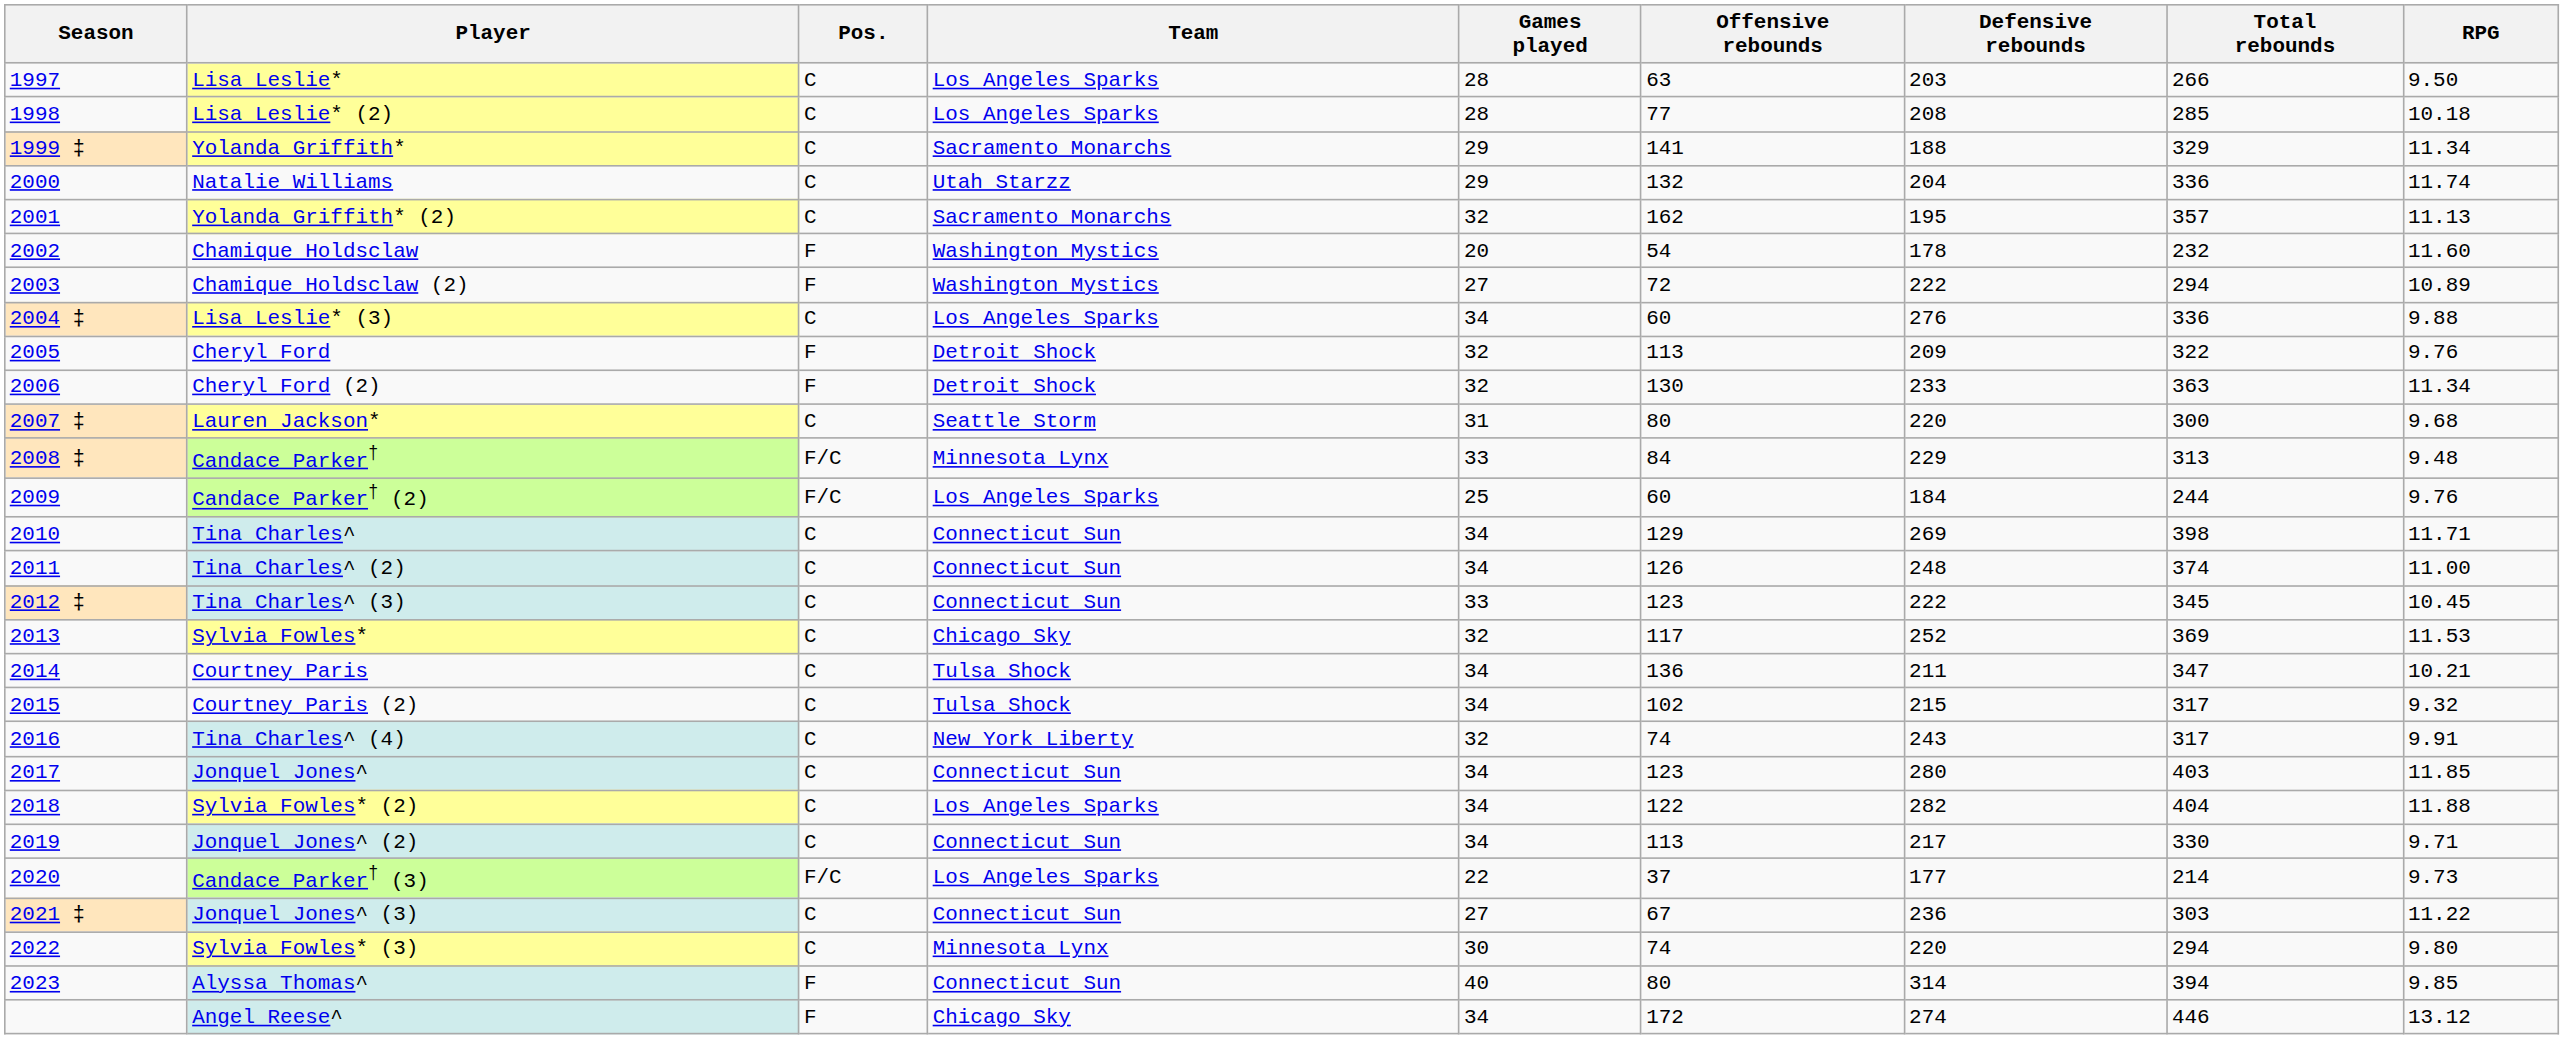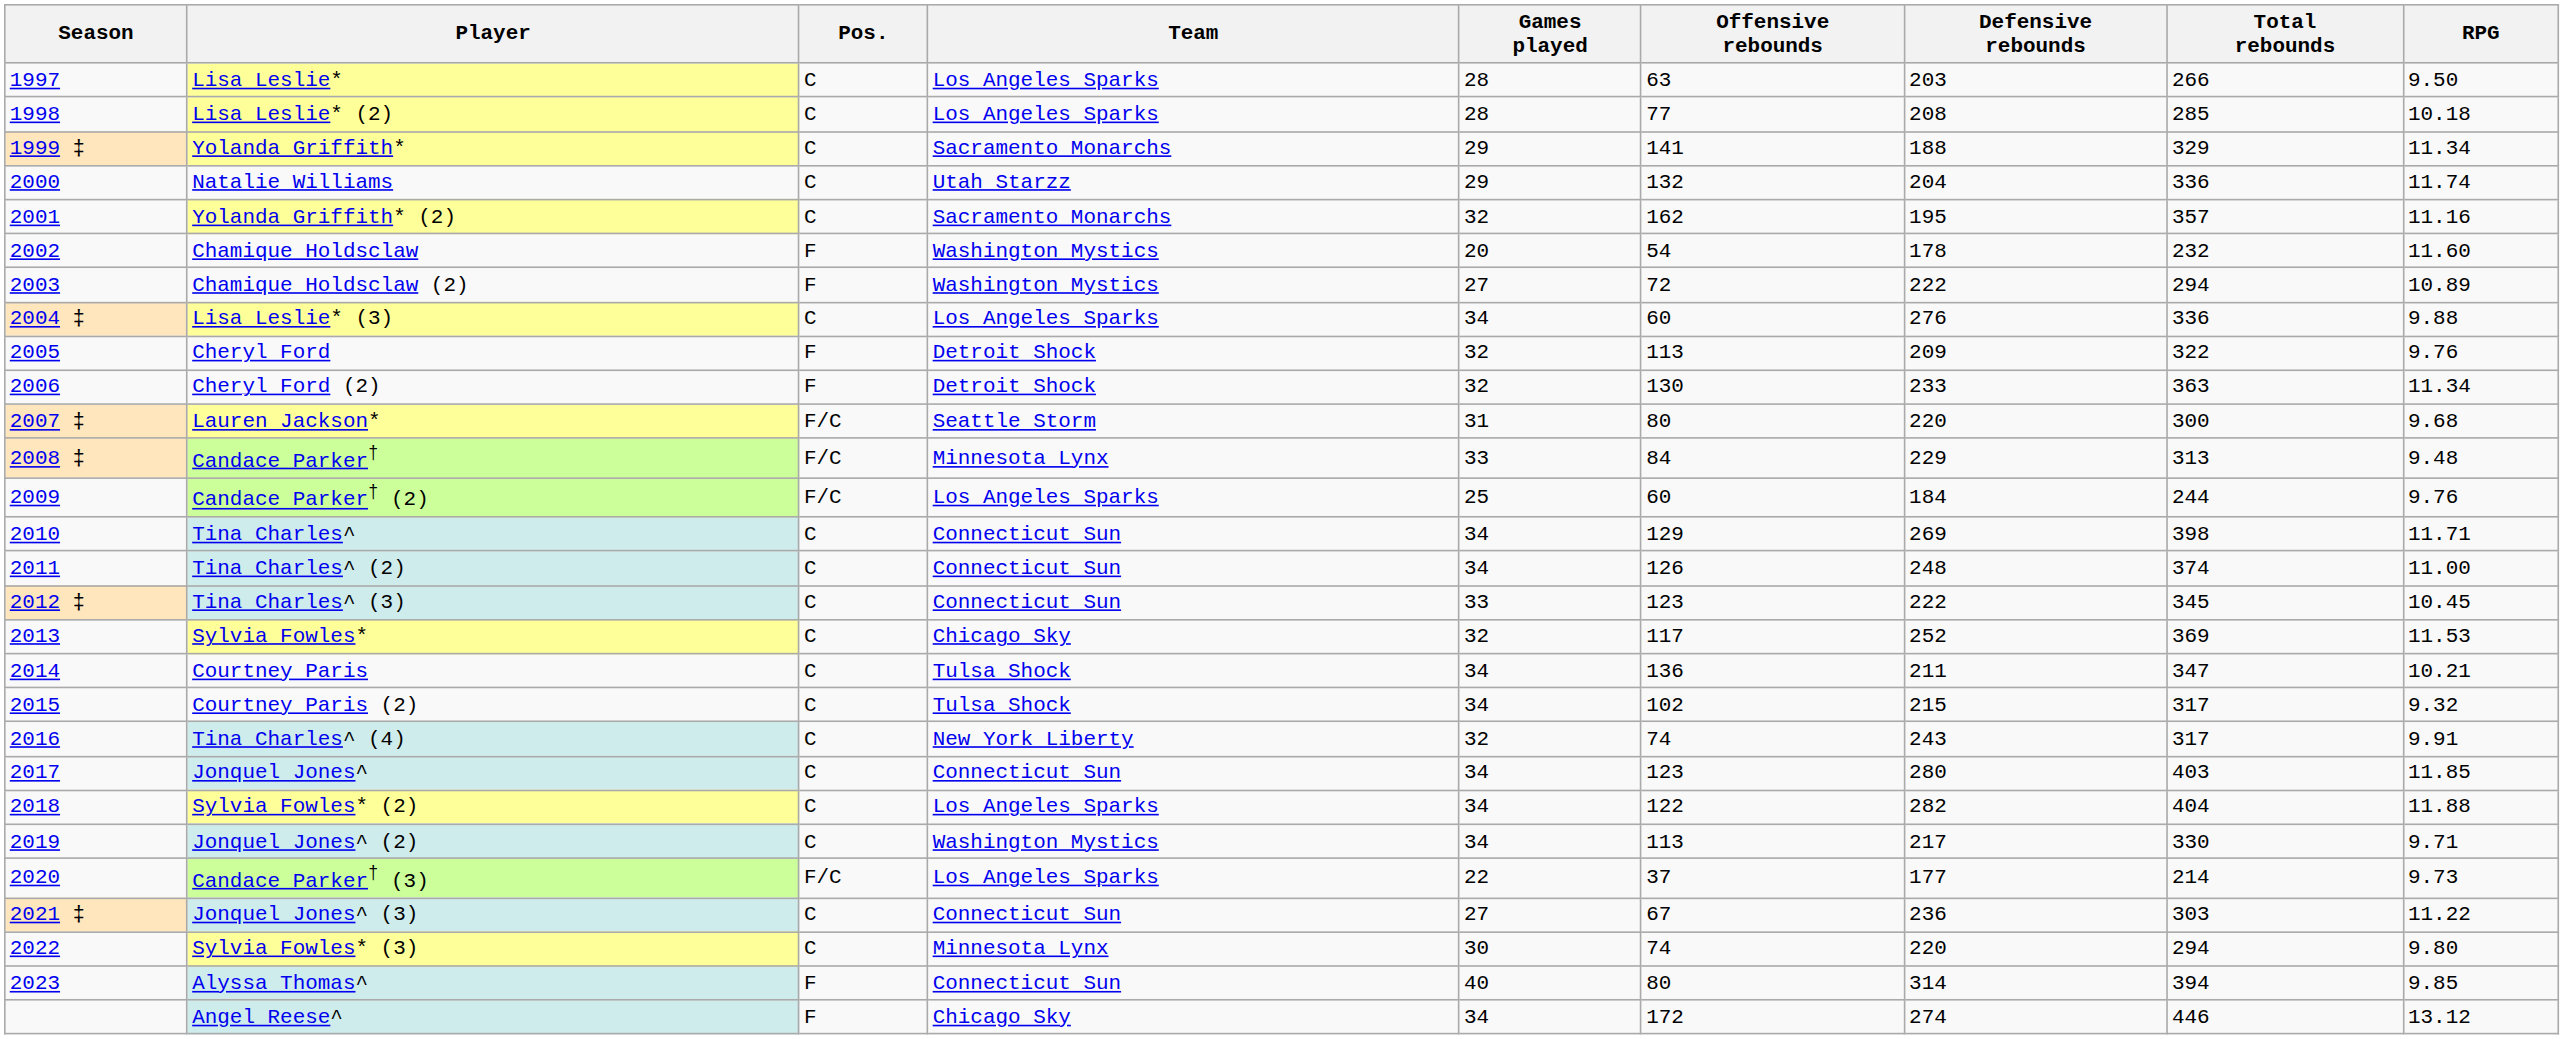(2439, 217) 11.13 -> (2439, 217) 11.16
(810, 421) C -> (823, 421) F/C
(1027, 841) Connecticut Sun -> (1046, 841) Washington Mystics
